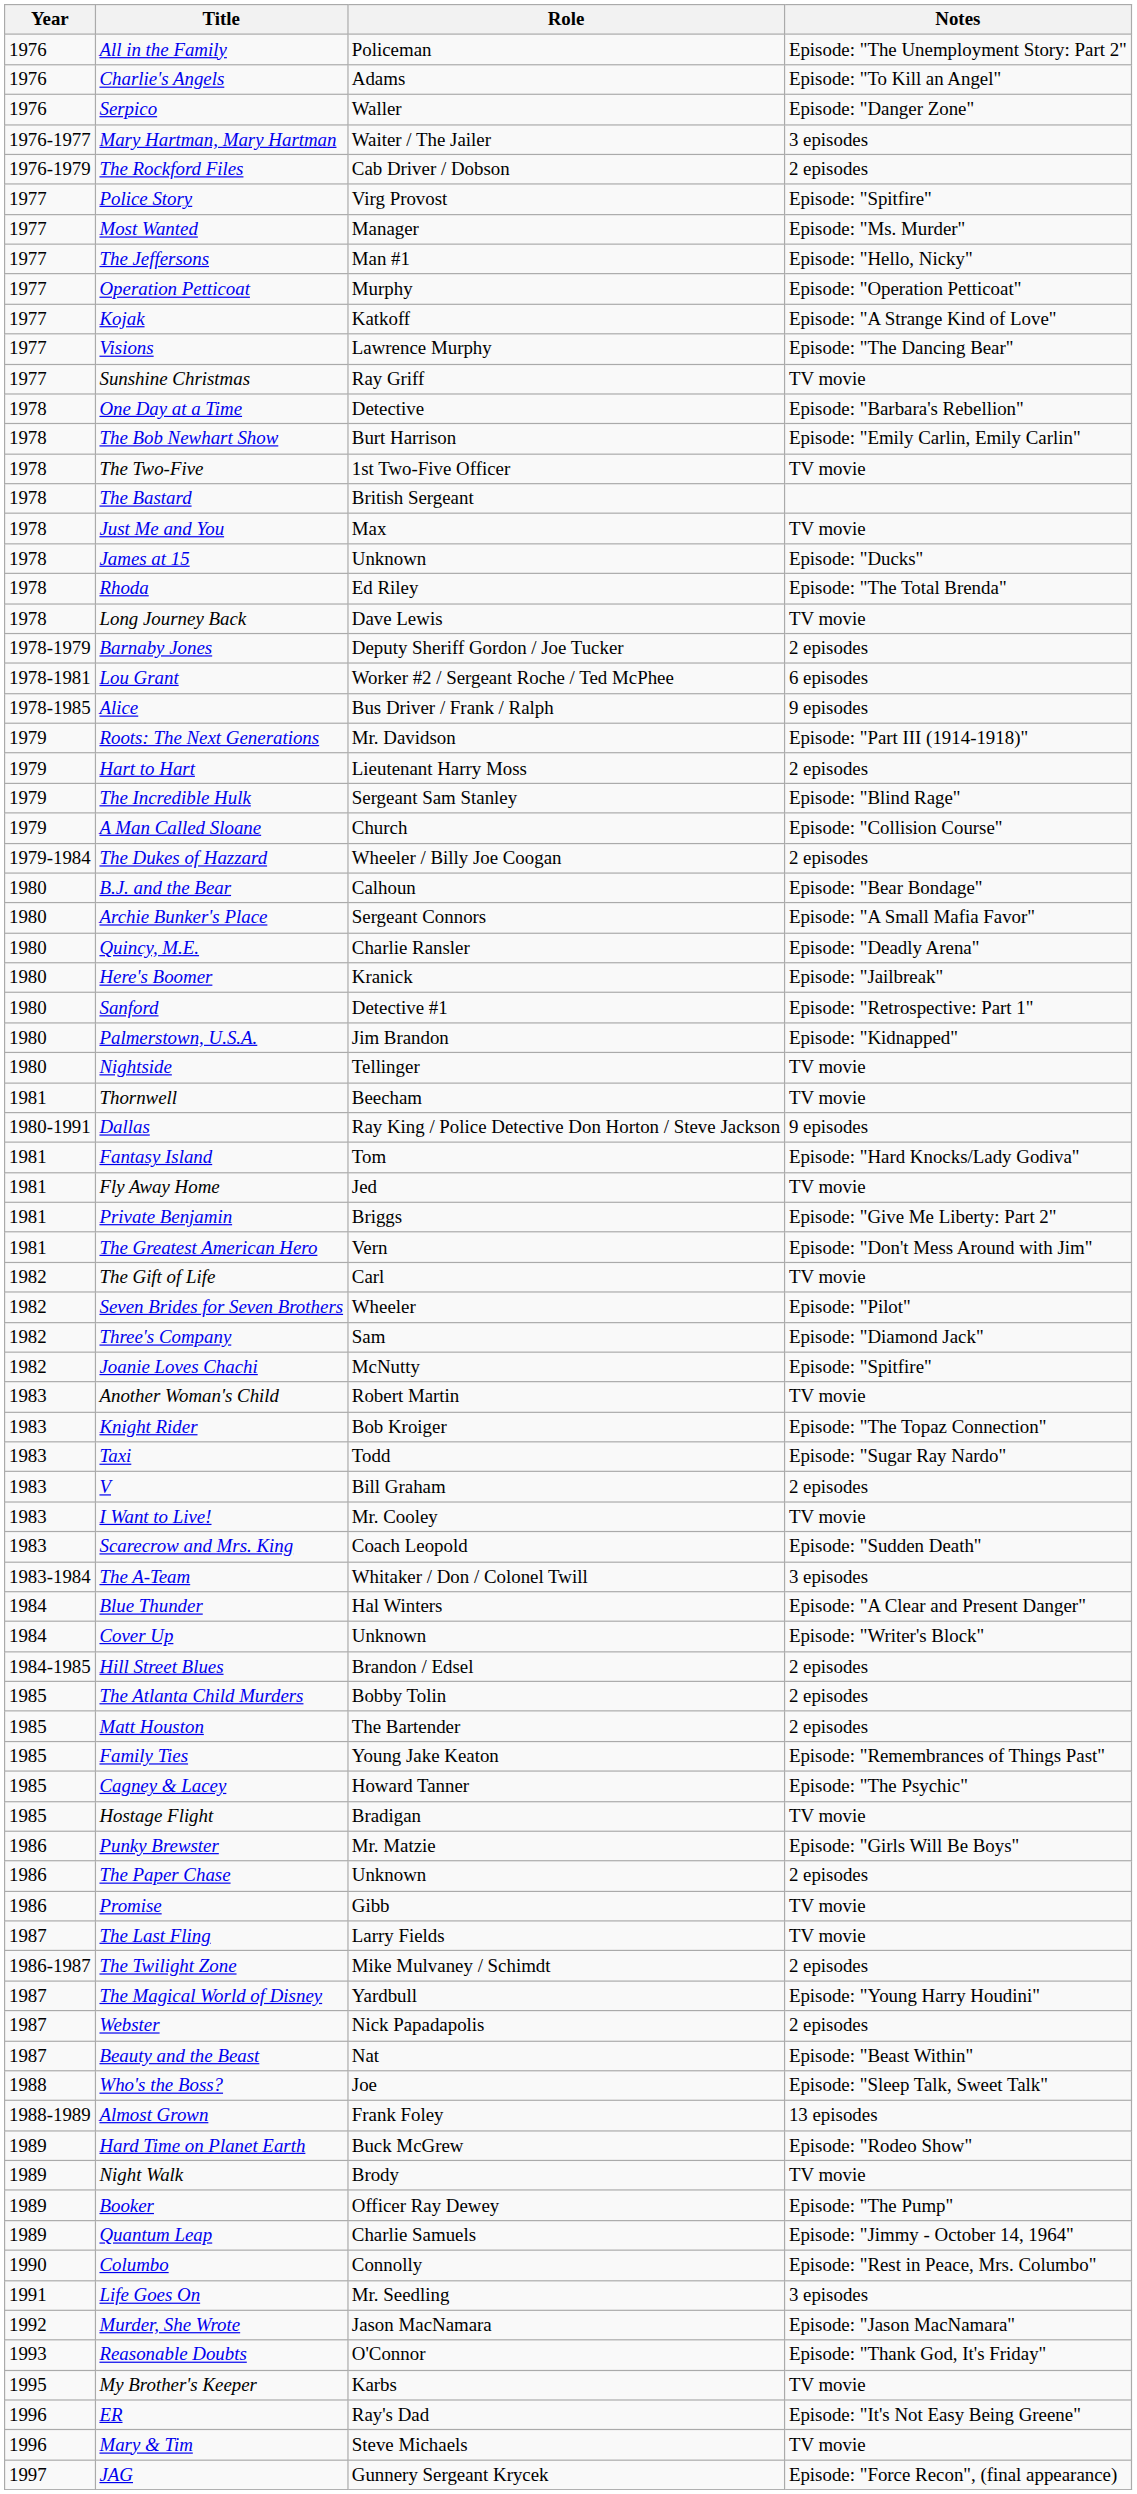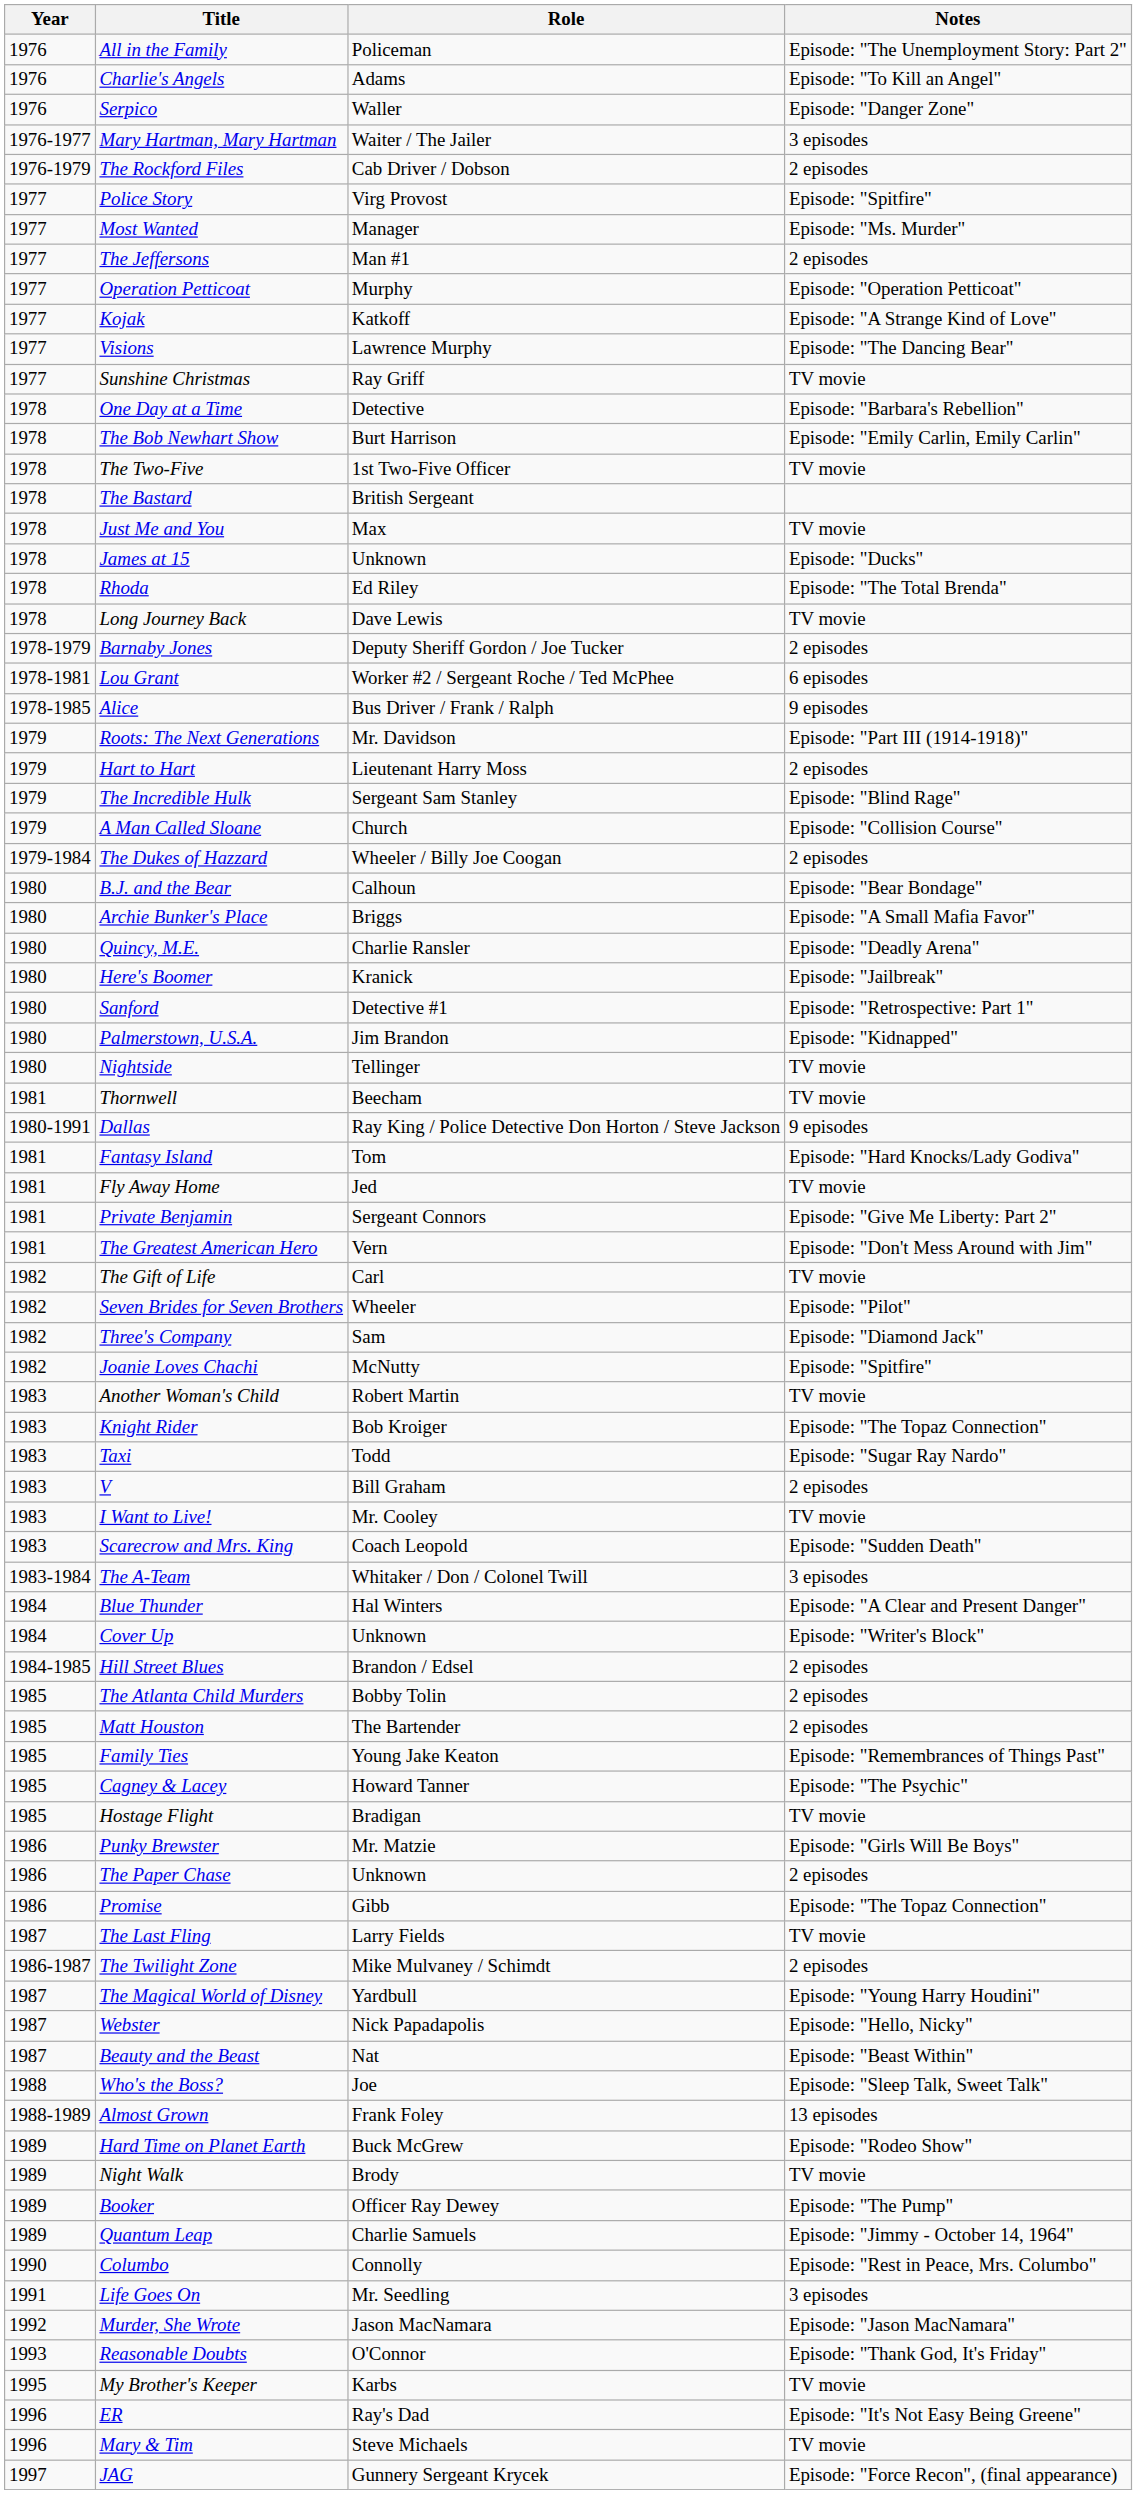(881, 259) Episode: "Hello, Nicky" -> (828, 259) 2 episodes
(419, 917) Sergeant Connors -> (377, 917) Briggs
(377, 1217) Briggs -> (419, 1217) Sergeant Connors
(827, 1905) TV movie -> (918, 1905) Episode: "The Topaz Connection"
(828, 2025) 2 episodes -> (881, 2025) Episode: "Hello, Nicky"
